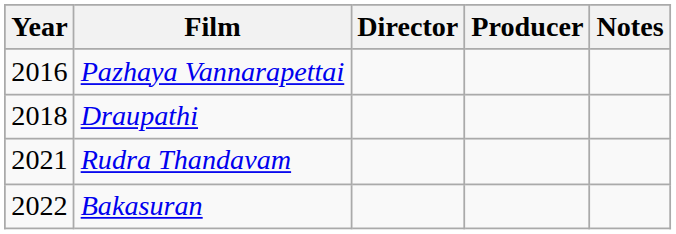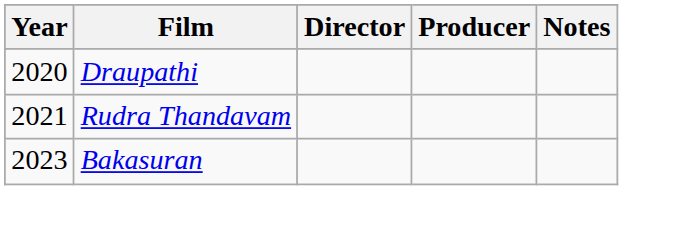- row: (212, 71)
(40, 116) 2018 -> (40, 71) 2020
(40, 205) 2022 -> (40, 160) 2023
